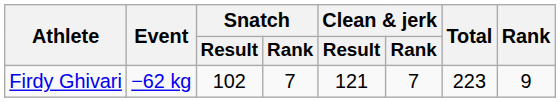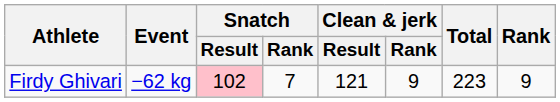(229, 82) no background -> (229, 82) pink background
(414, 82) 7 -> (414, 82) 9
